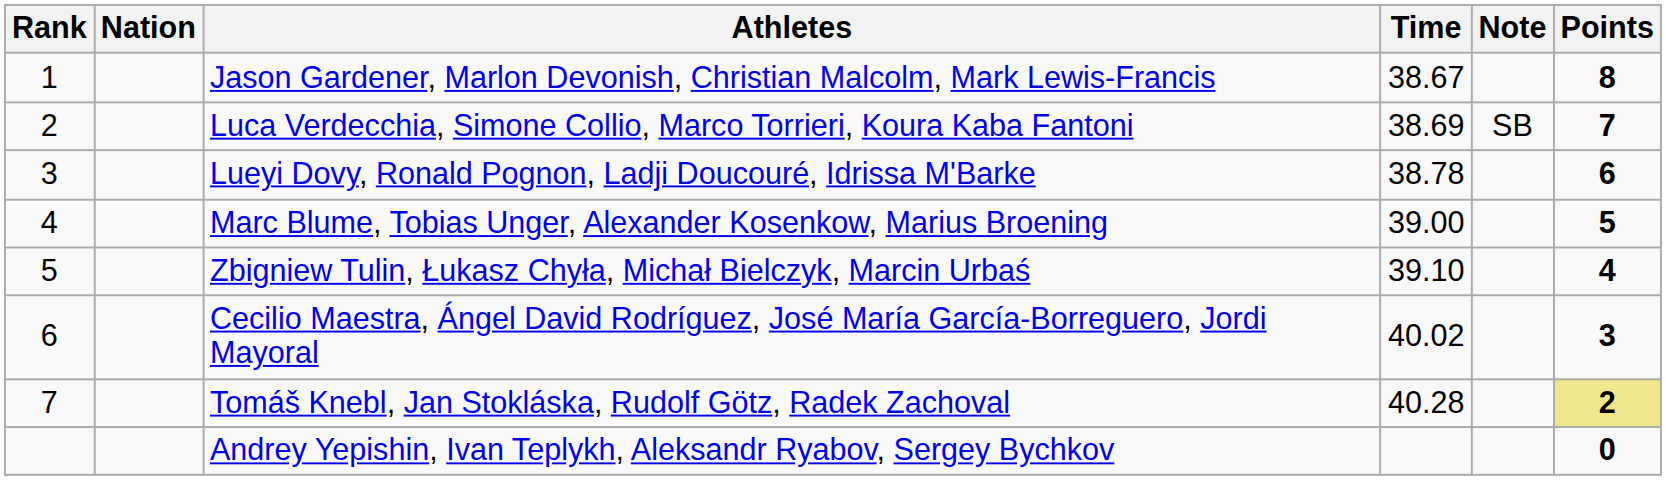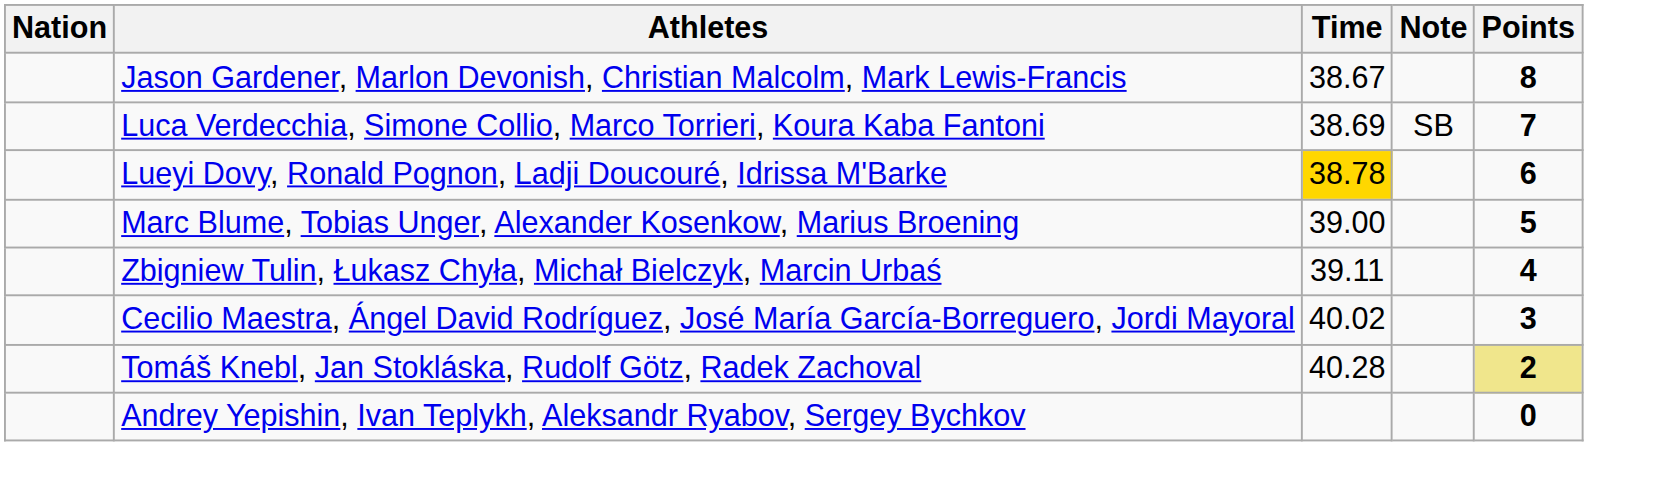- column: (49, 28)
(1426, 174) no background -> (1347, 174) gold background
(1426, 271) 39.10 -> (1347, 271) 39.11
